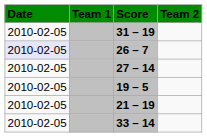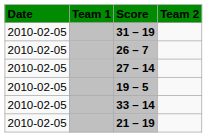(37, 50) lavender background -> (37, 50) no background
rows swapped: (136, 105) <-> (136, 123)
